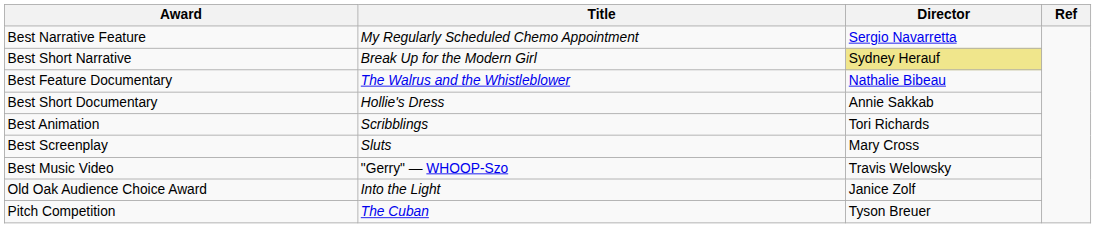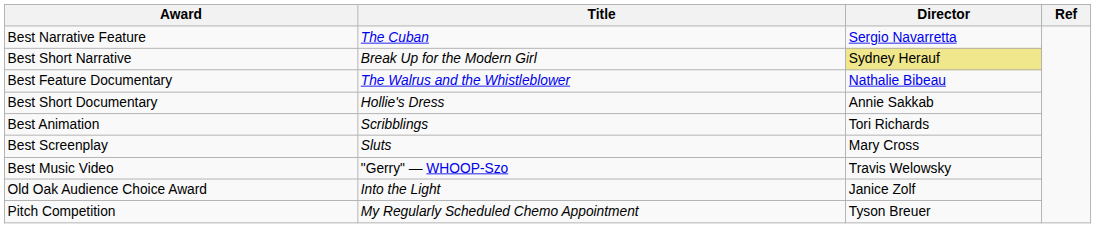(500, 37) My Regularly Scheduled Chemo Appointment -> (395, 37) The Cuban
(395, 211) The Cuban -> (500, 211) My Regularly Scheduled Chemo Appointment
